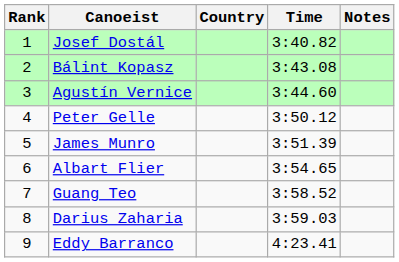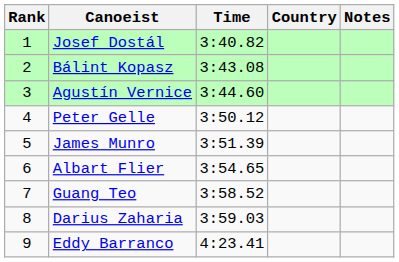columns swapped: (232, 17) <-> (304, 17)
